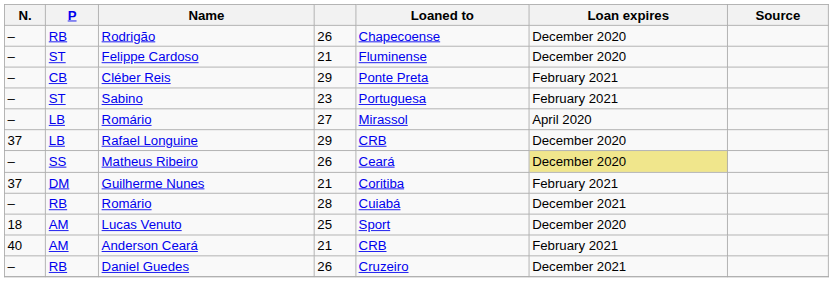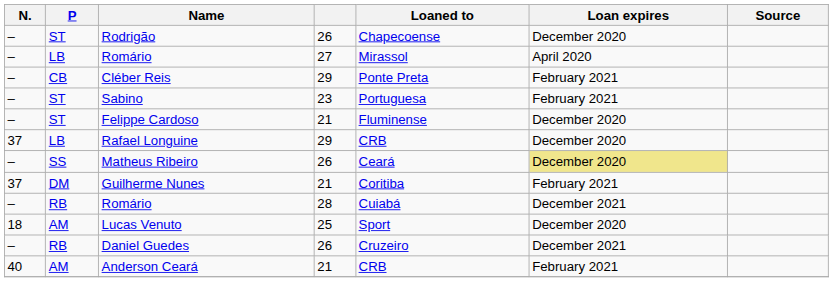(58, 36) RB -> (57, 36) ST
rows swapped: (127, 120) <-> (150, 57)
rows swapped: (145, 266) <-> (150, 245)
